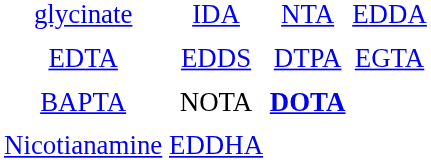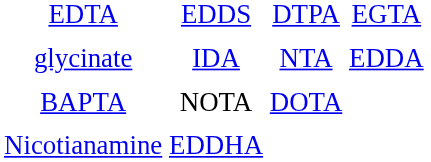rows swapped: (83, 14) <-> (83, 58)
(308, 101) bold -> (306, 101) normal
